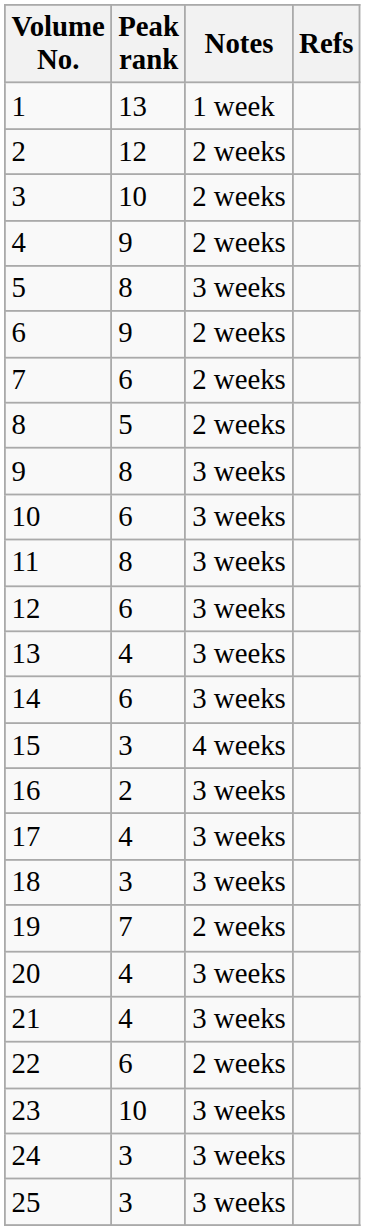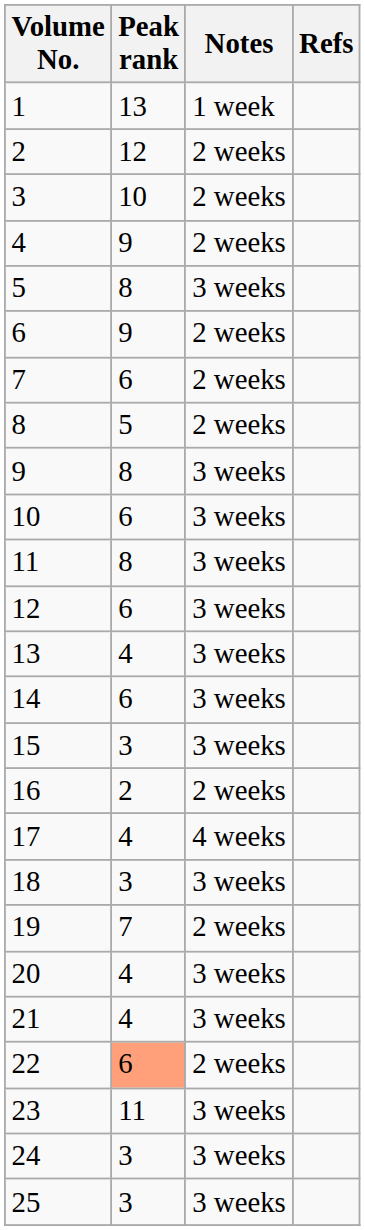(239, 744) 4 weeks -> (239, 744) 3 weeks
(239, 790) 3 weeks -> (239, 790) 2 weeks
(239, 836) 3 weeks -> (239, 836) 4 weeks
(125, 1064) no background -> (125, 1064) lightsalmon background
(133, 1110) 10 -> (132, 1110) 11
